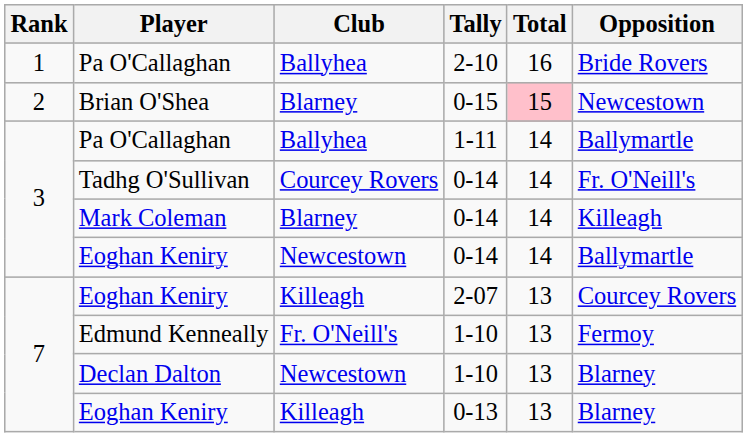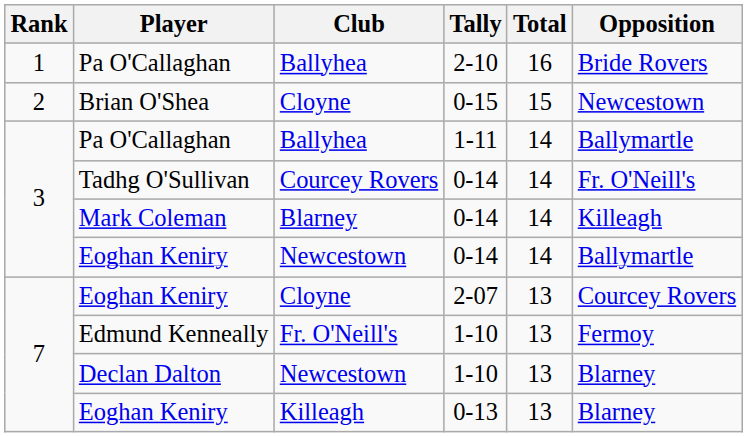(319, 101) Blarney -> (315, 101) Cloyne
(540, 101) pink background -> (540, 101) no background
(322, 295) Killeagh -> (315, 295) Cloyne
